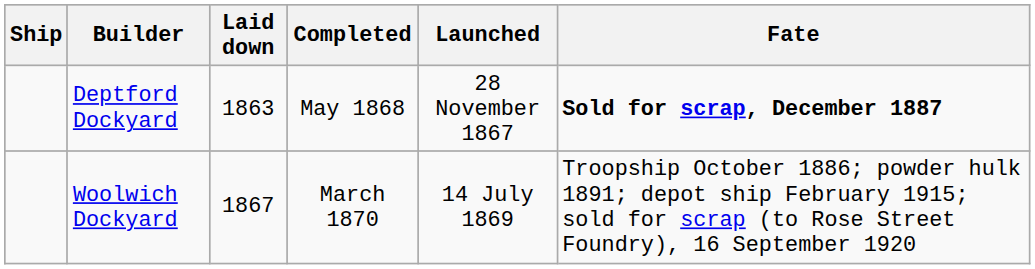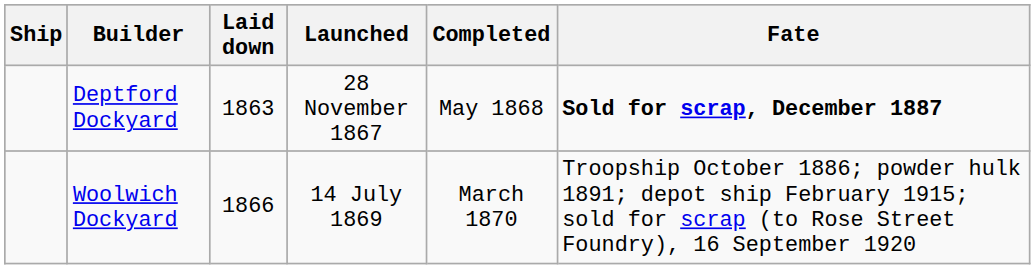columns swapped: (488, 35) <-> (353, 35)
(248, 207) 1867 -> (248, 207) 1866
